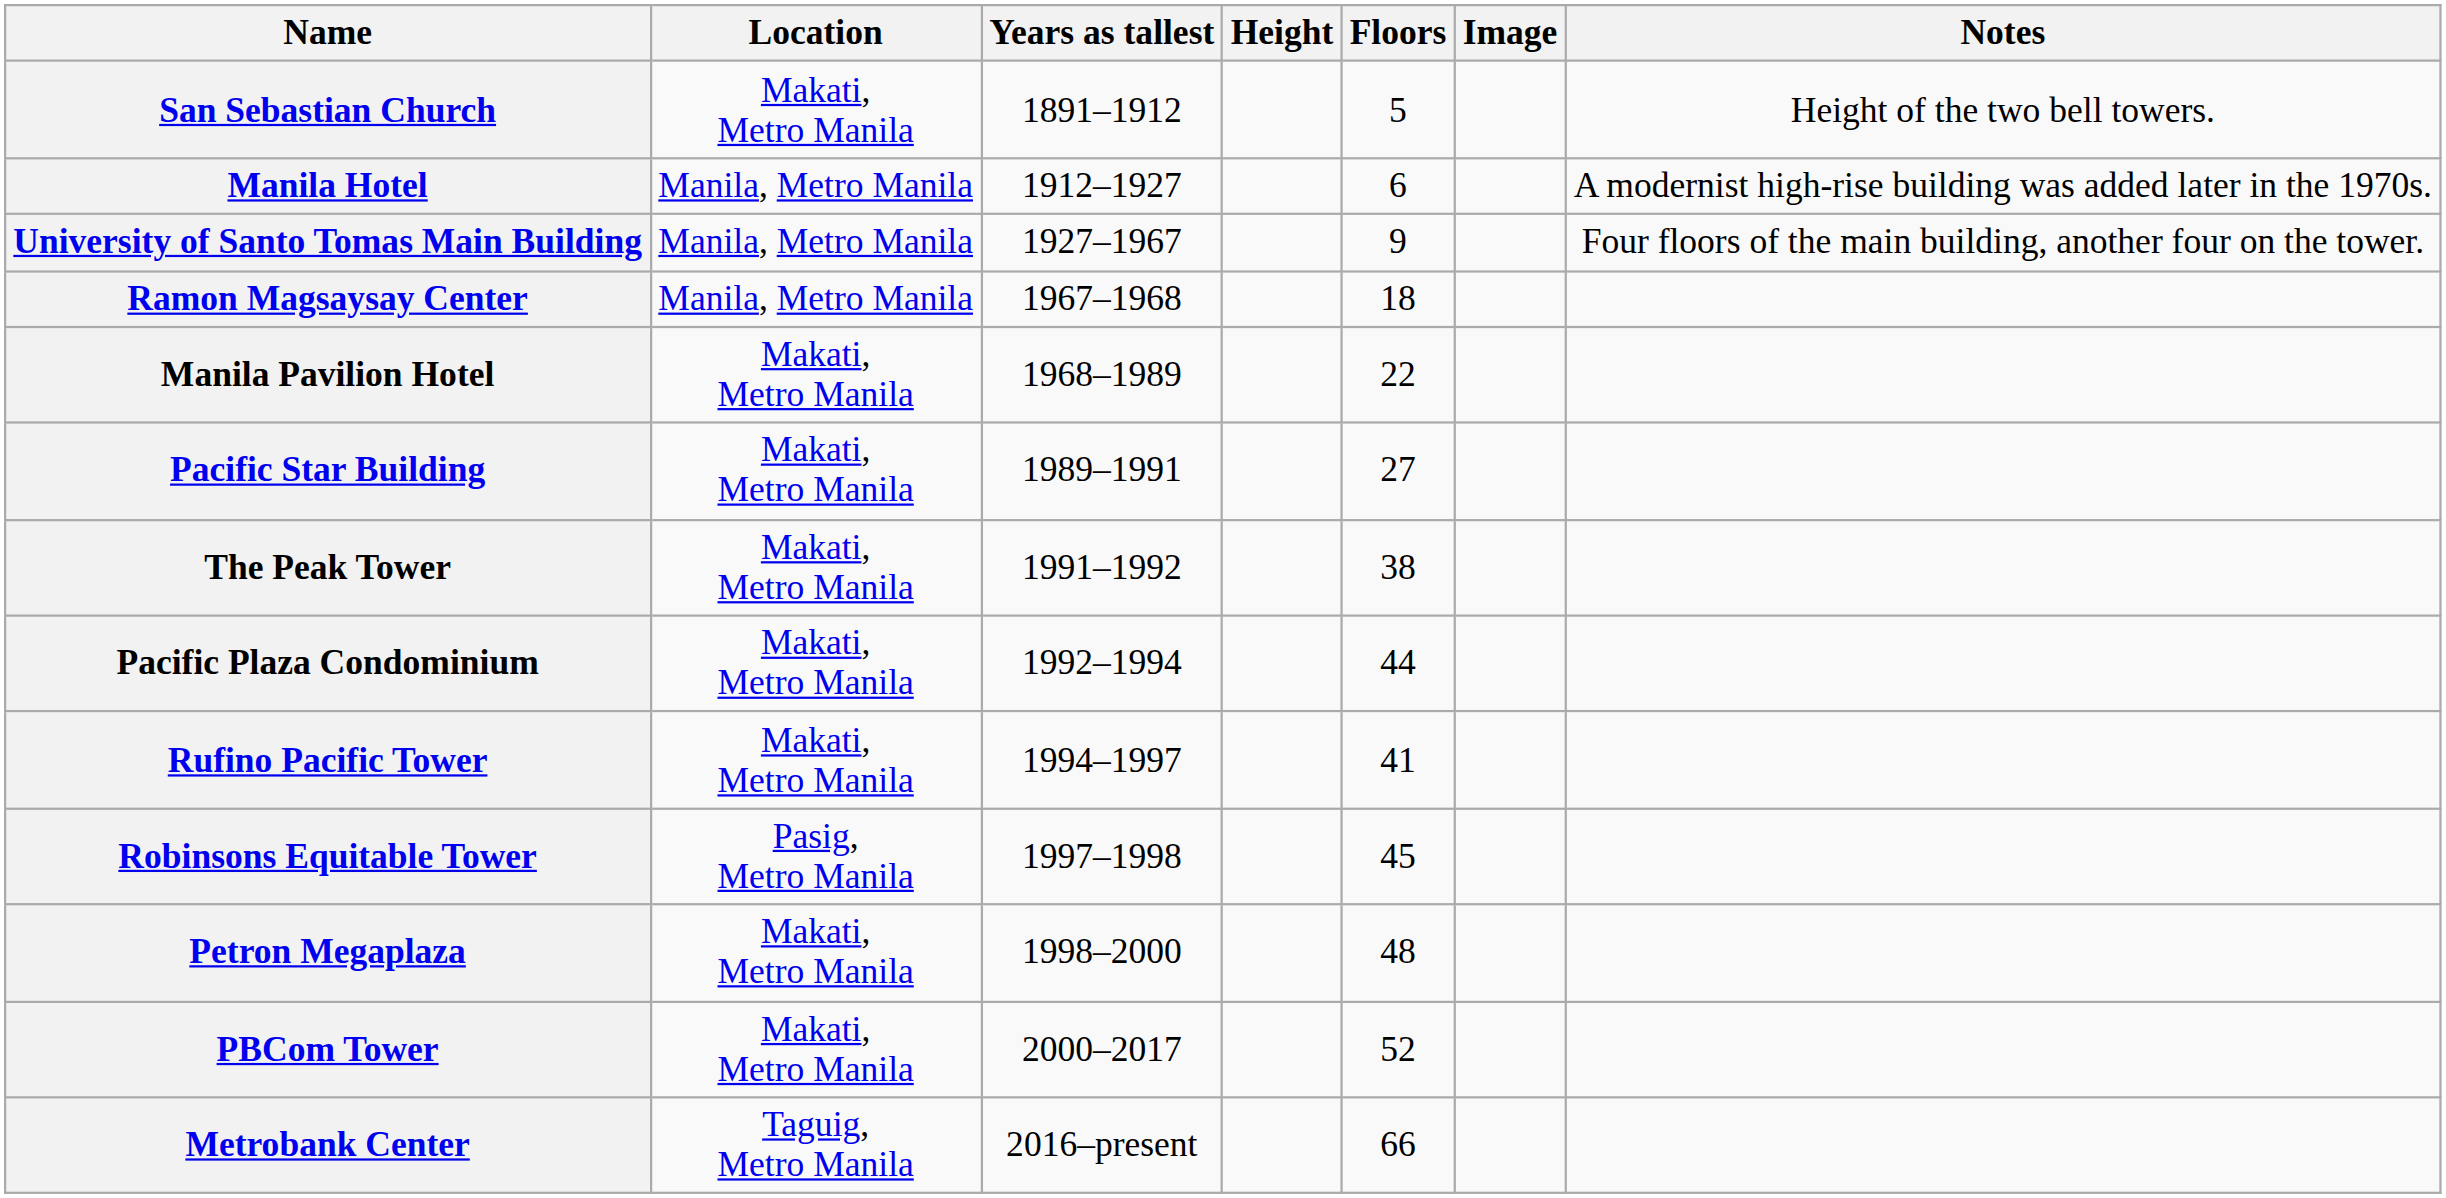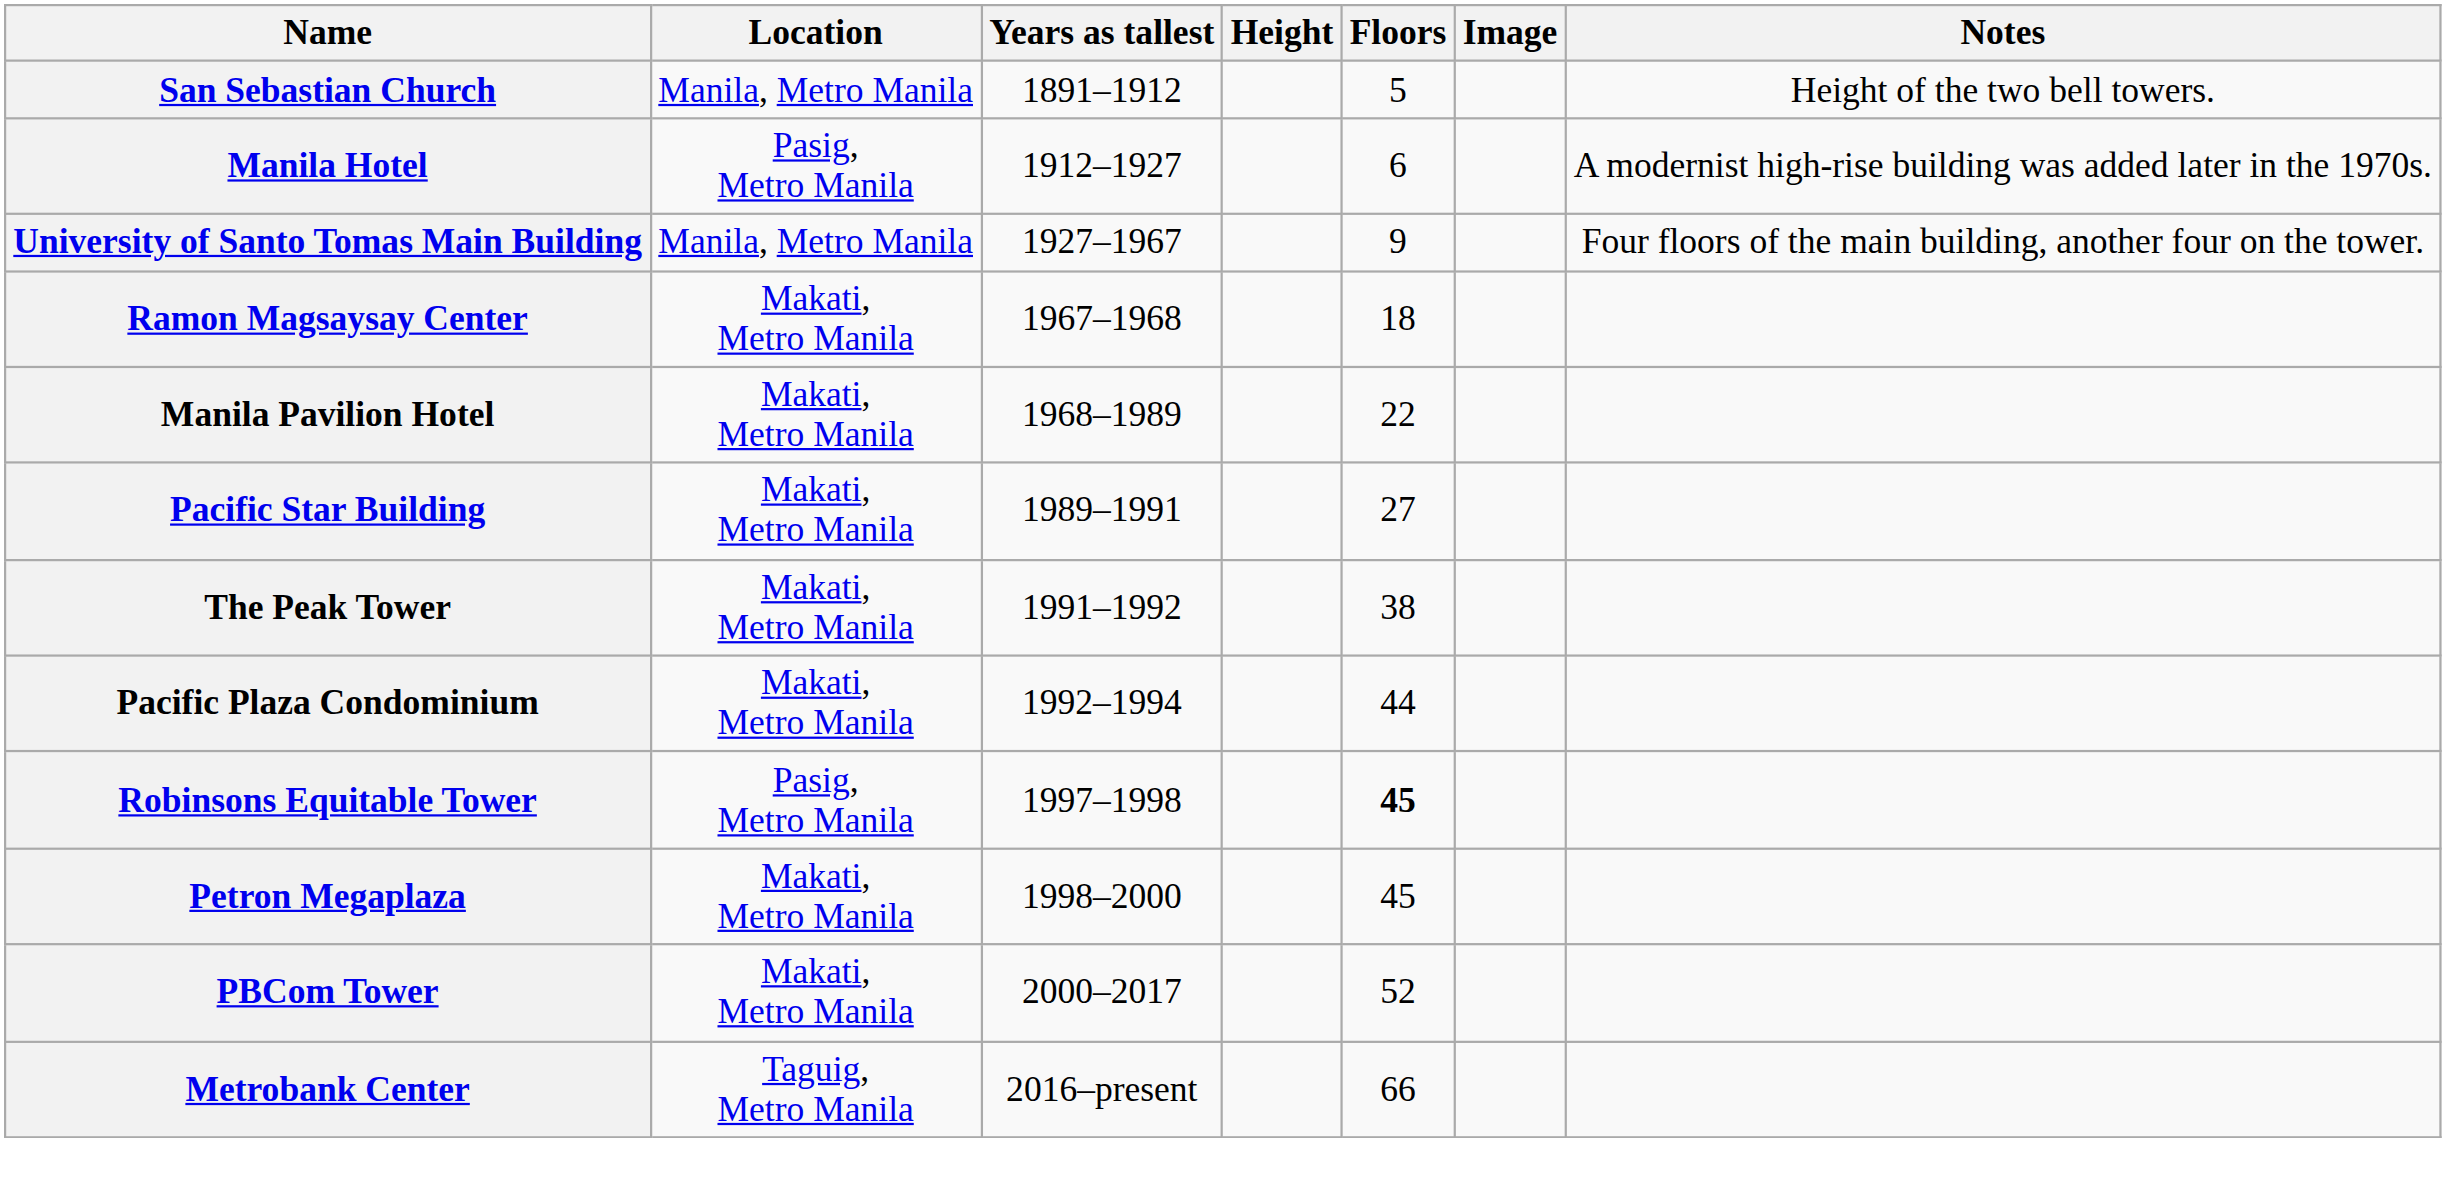(816, 108) Makati, Metro Manila -> (816, 88) Manila, Metro Manila
(816, 185) Manila, Metro Manila -> (816, 165) Pasig, Metro Manila
(816, 297) Manila, Metro Manila -> (816, 317) Makati, Metro Manila
- row: (328, 759)
(1398, 855) normal -> (1398, 799) bold
(1398, 952) 48 -> (1398, 895) 45
